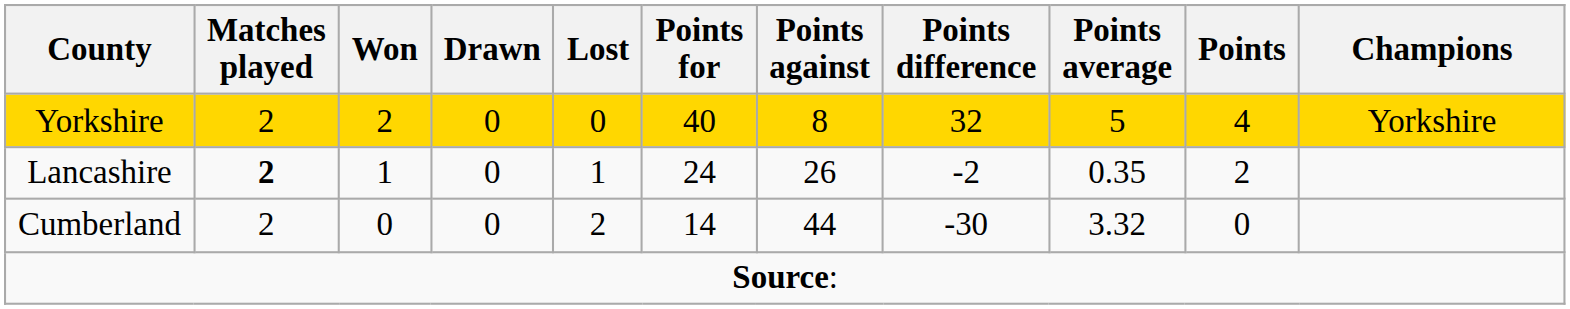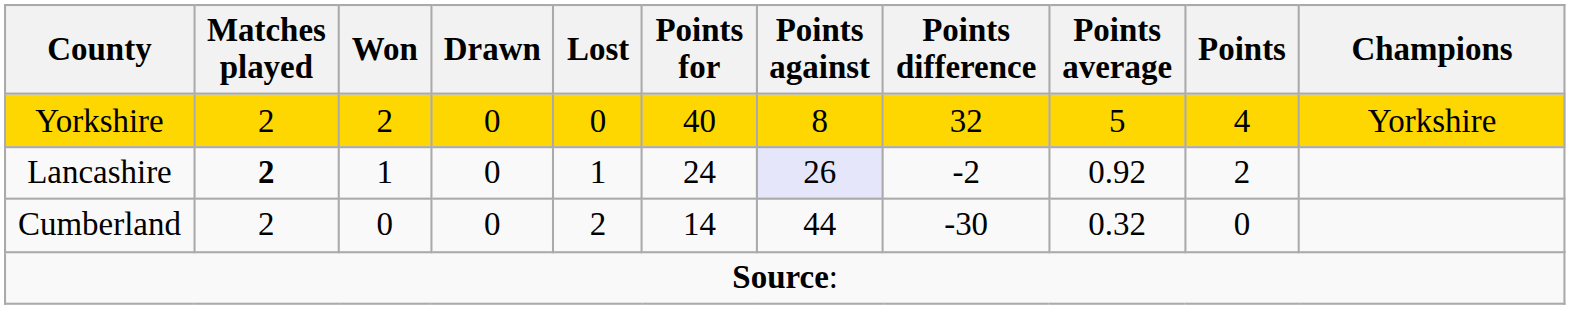(820, 172) no background -> (820, 172) lavender background
(1117, 172) 0.35 -> (1117, 172) 0.92
(1117, 224) 3.32 -> (1117, 224) 0.32
